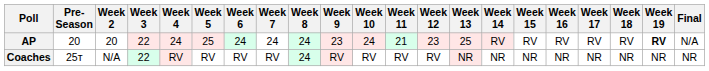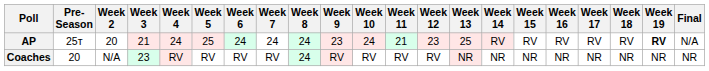(74, 41) 20 -> (74, 41) 25т
(144, 41) 22 -> (144, 41) 21
(74, 58) 25т -> (74, 58) 20
(144, 58) 22 -> (144, 58) 23
